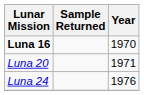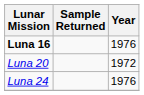(123, 45) 1970 -> (123, 45) 1976
(123, 63) 1971 -> (123, 63) 1972
